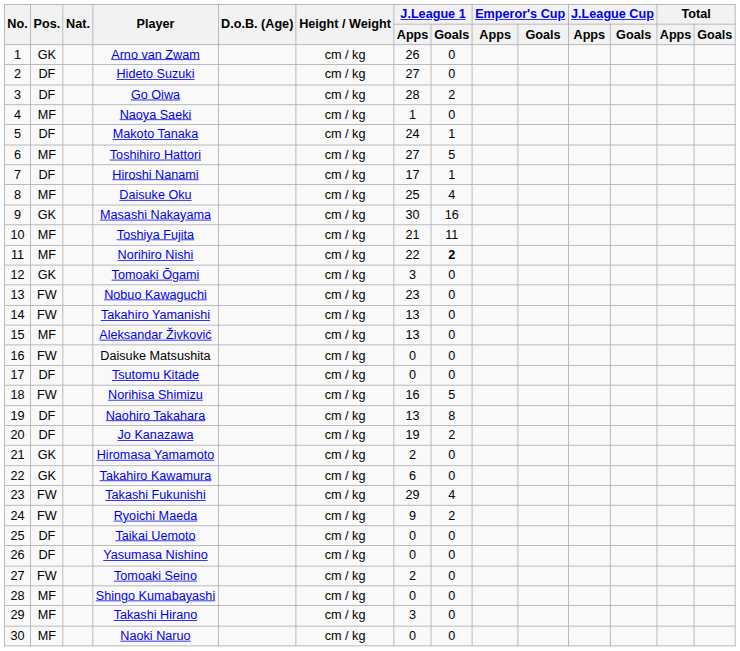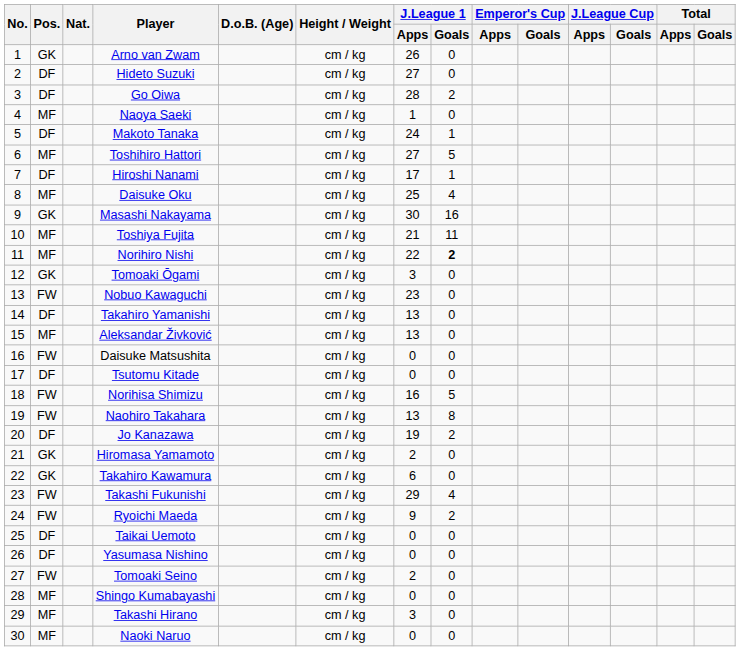(47, 315) FW -> (47, 315) DF
(47, 415) DF -> (47, 415) FW
